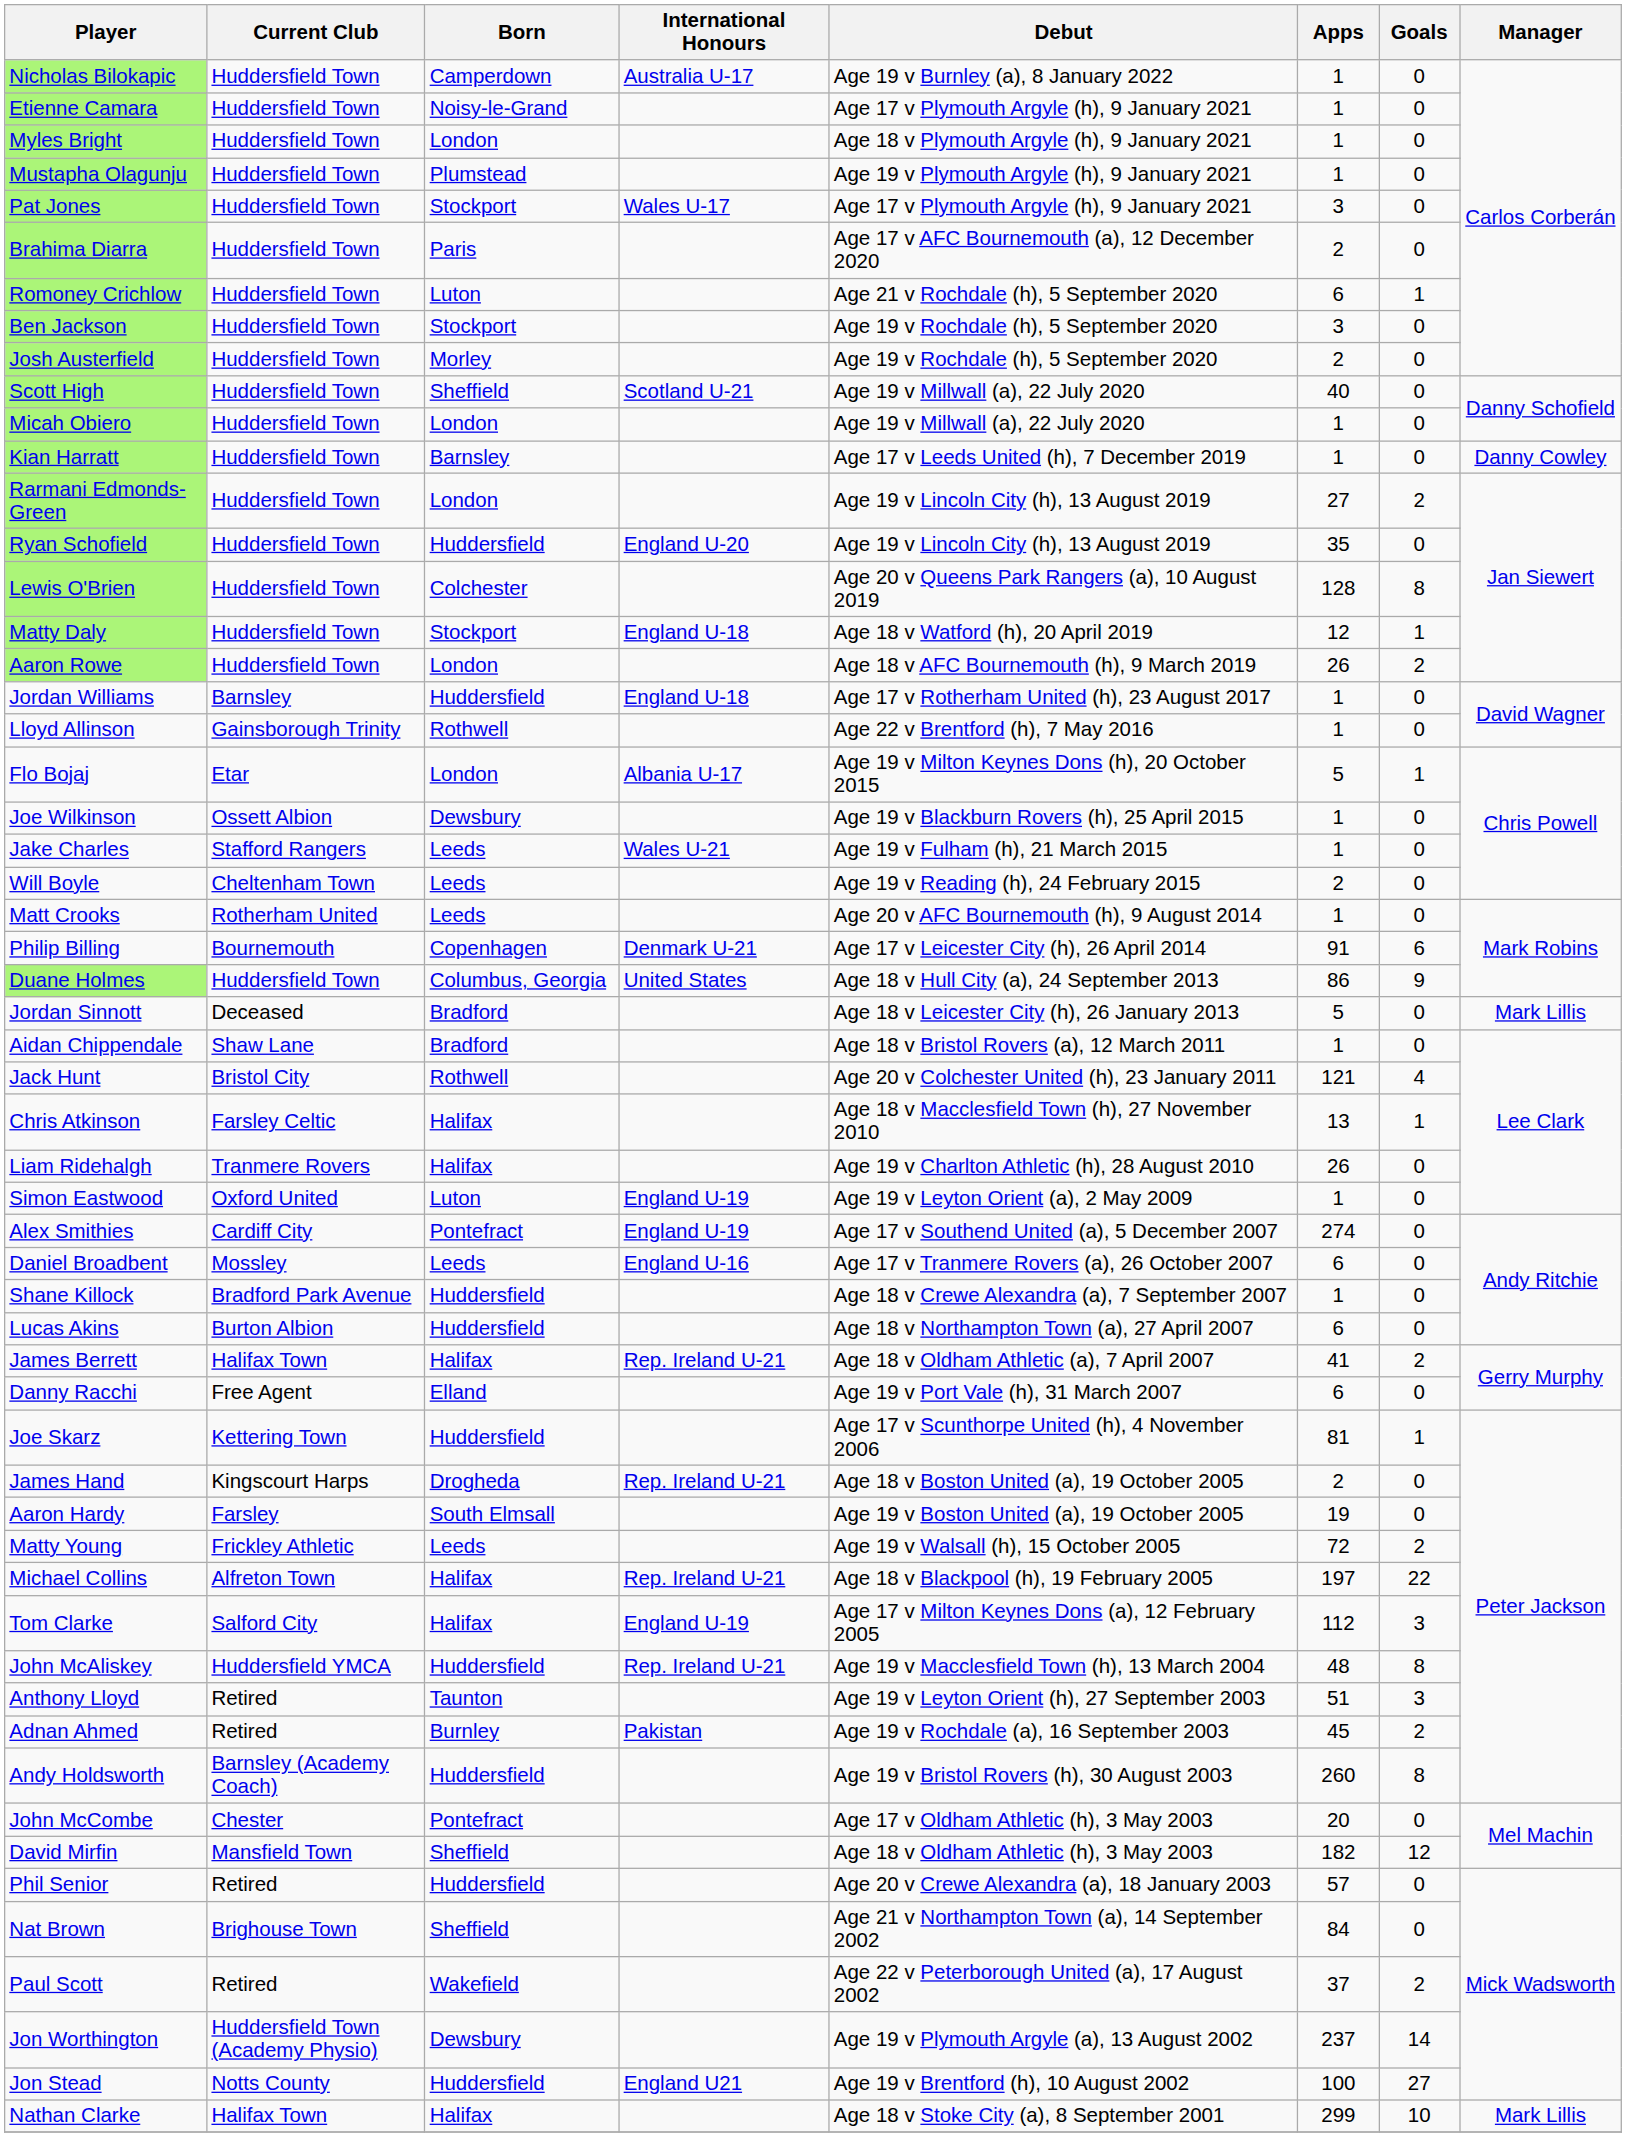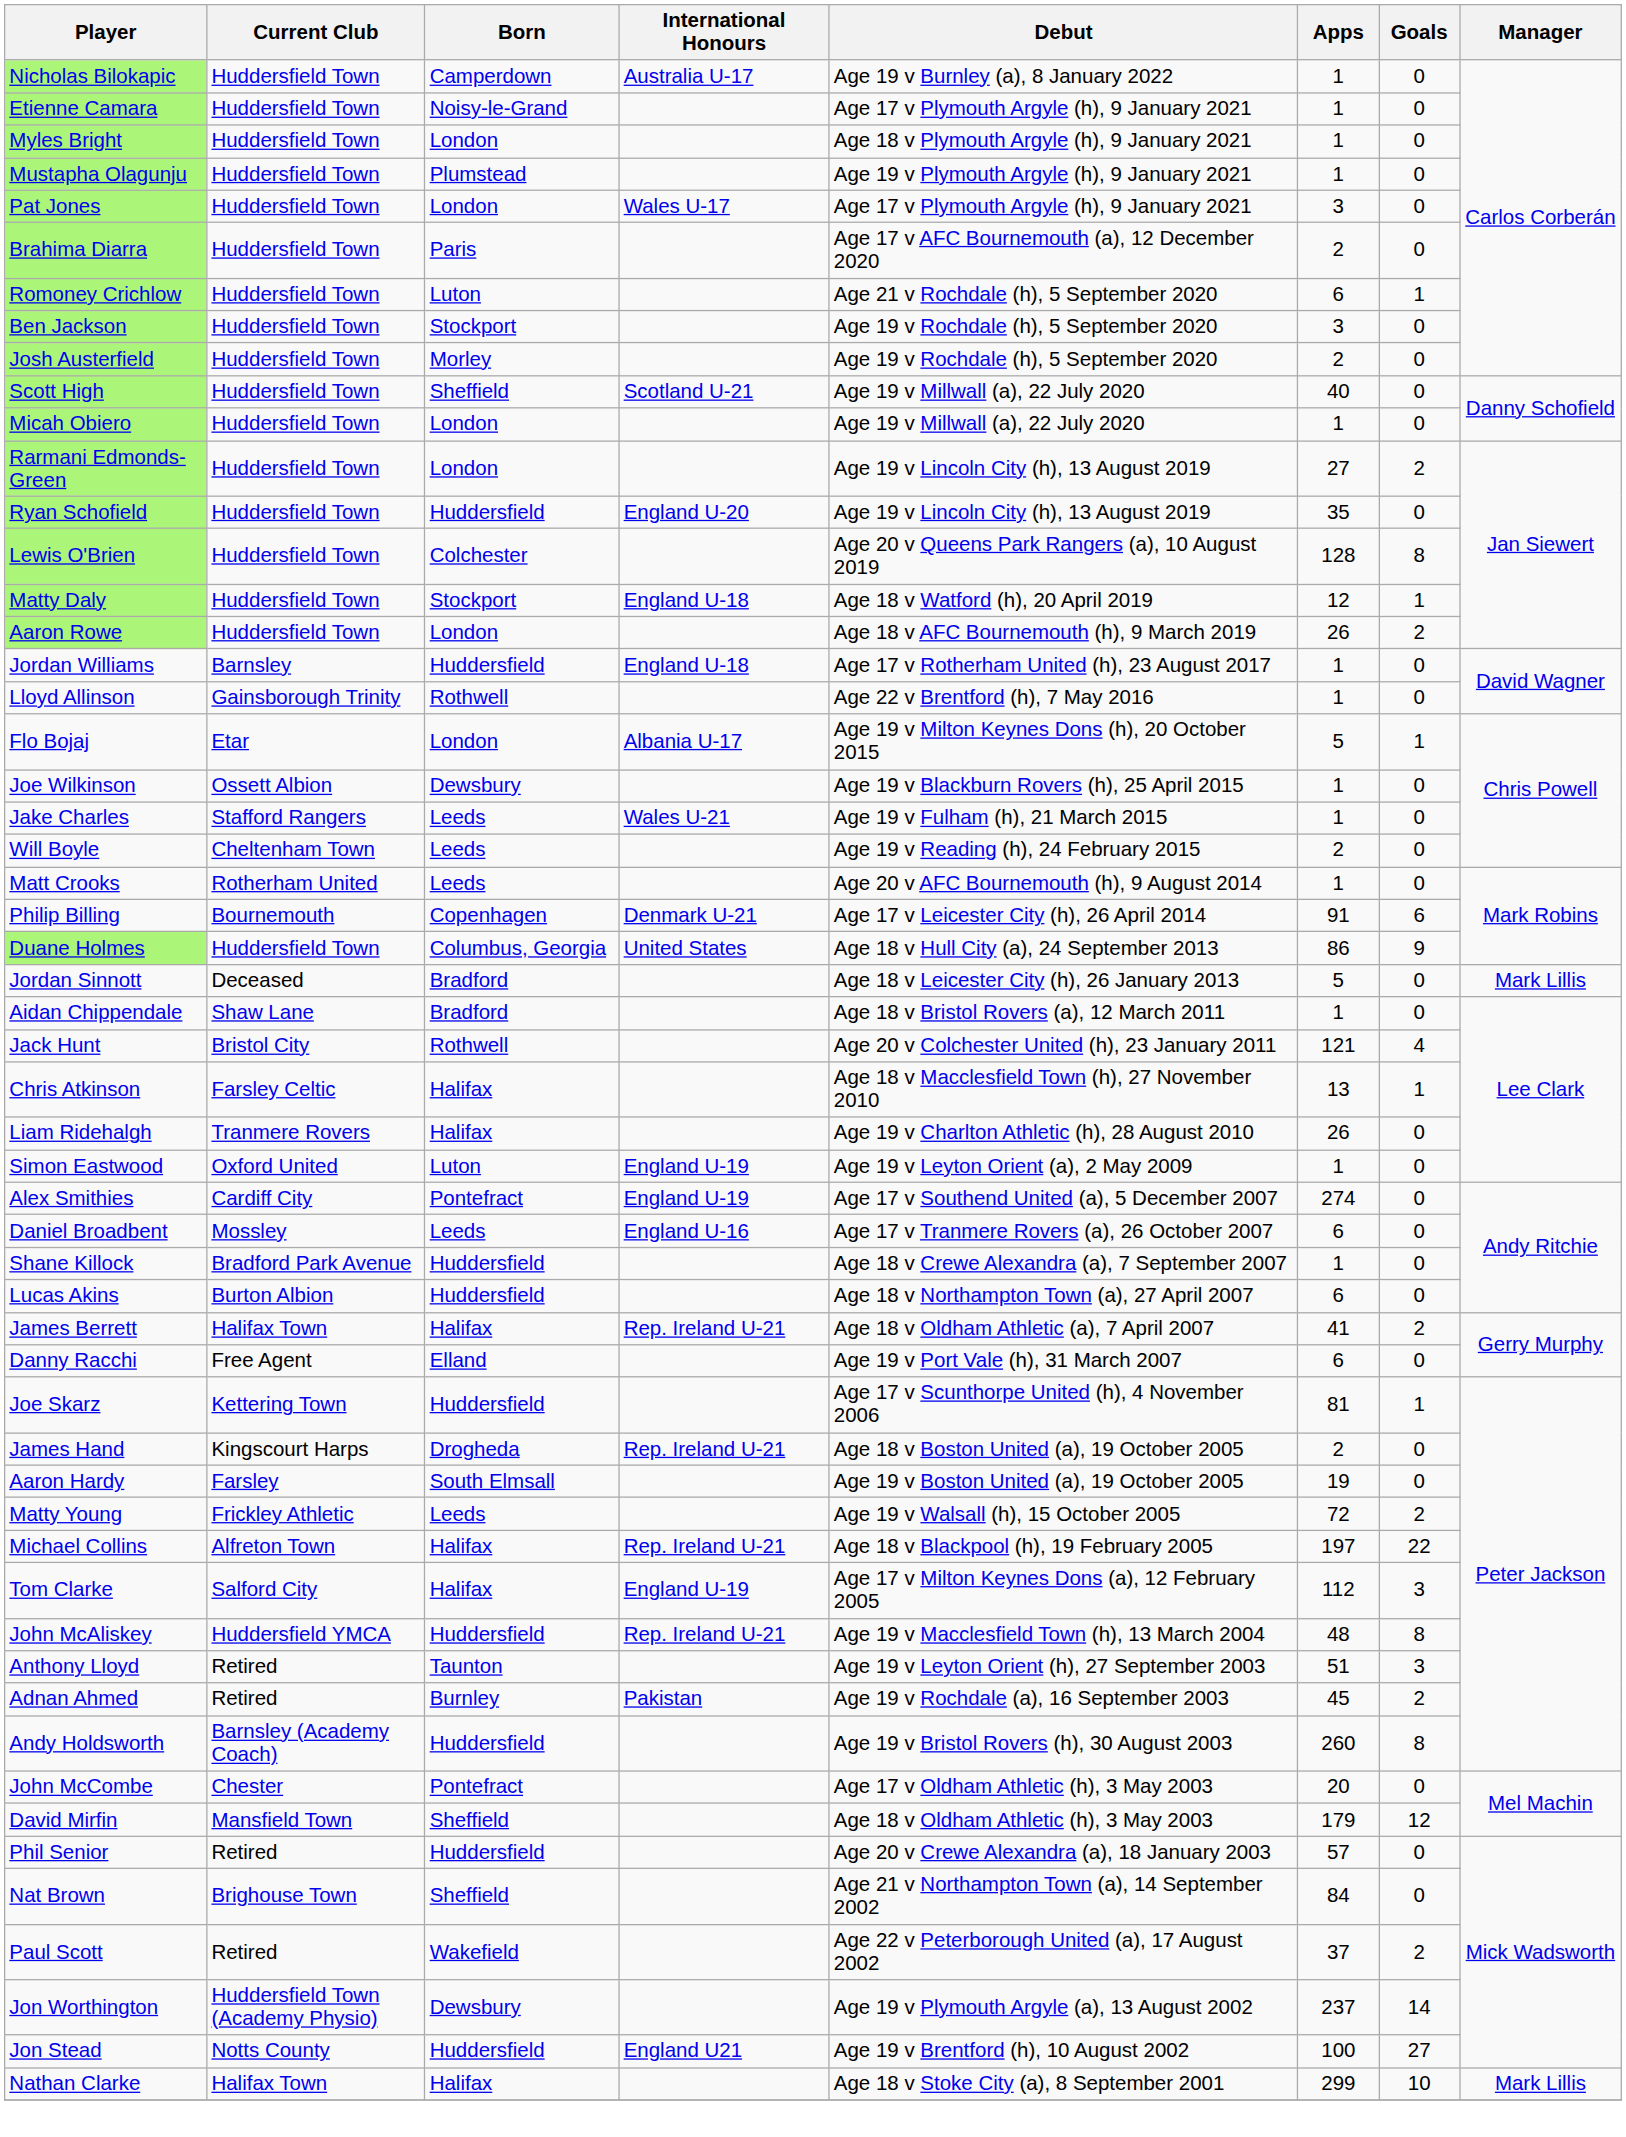(473, 206) Stockport -> (464, 206) London
- row: (64, 456)
(1338, 1852) 182 -> (1338, 1819) 179
